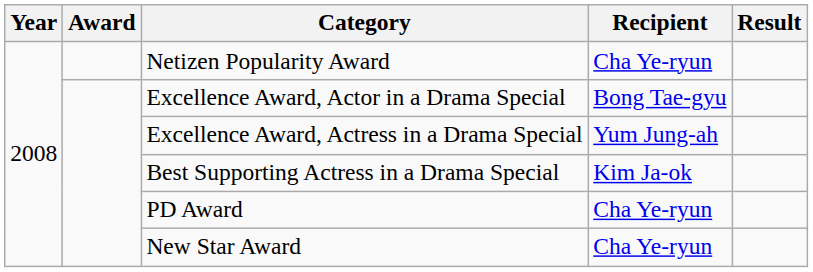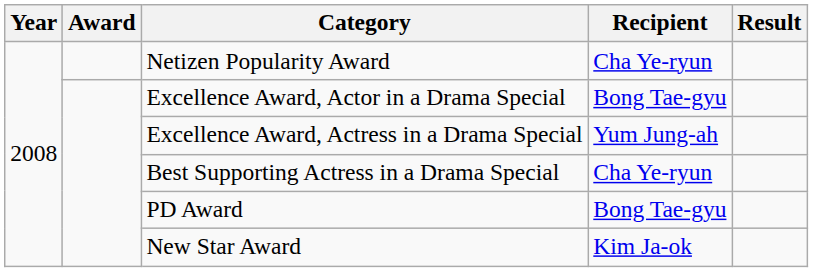(643, 172) Kim Ja-ok -> (653, 172) Cha Ye-ryun
(653, 209) Cha Ye-ryun -> (660, 209) Bong Tae-gyu
(653, 246) Cha Ye-ryun -> (643, 246) Kim Ja-ok
